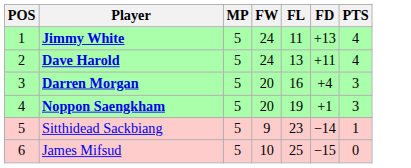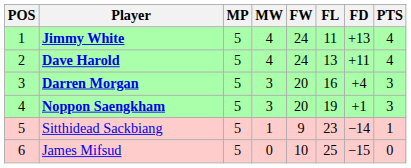+ column: (269, 15)
